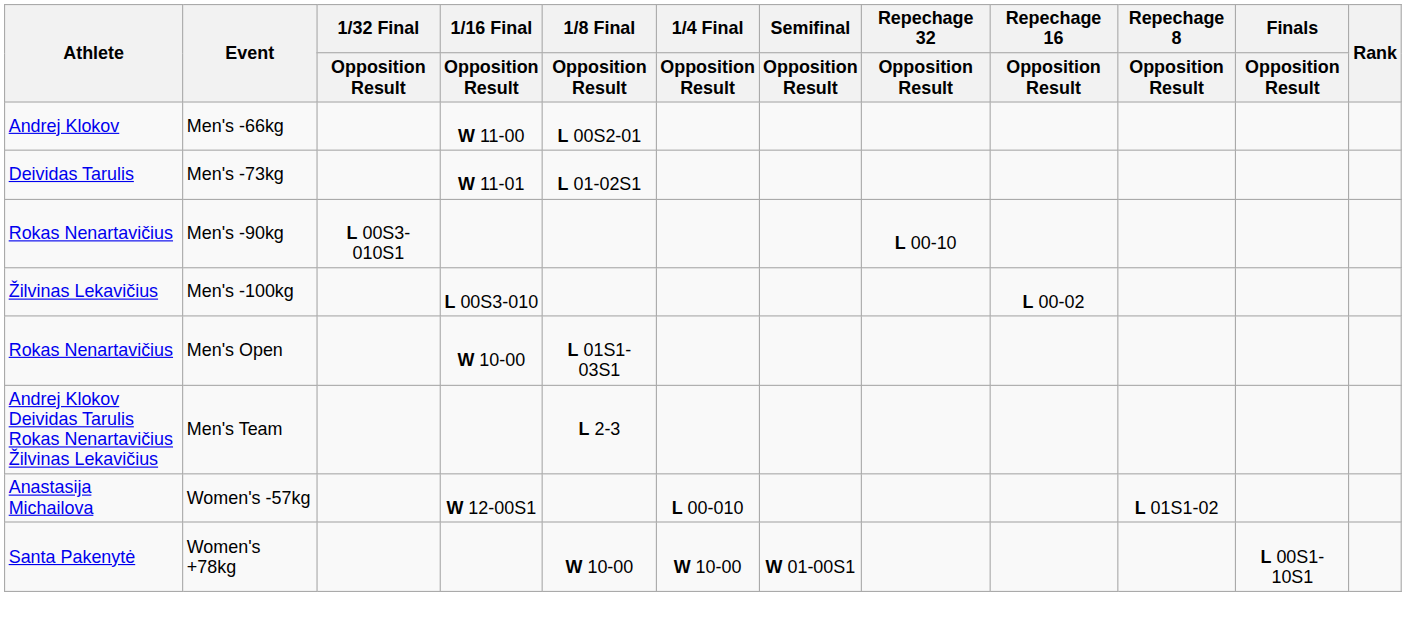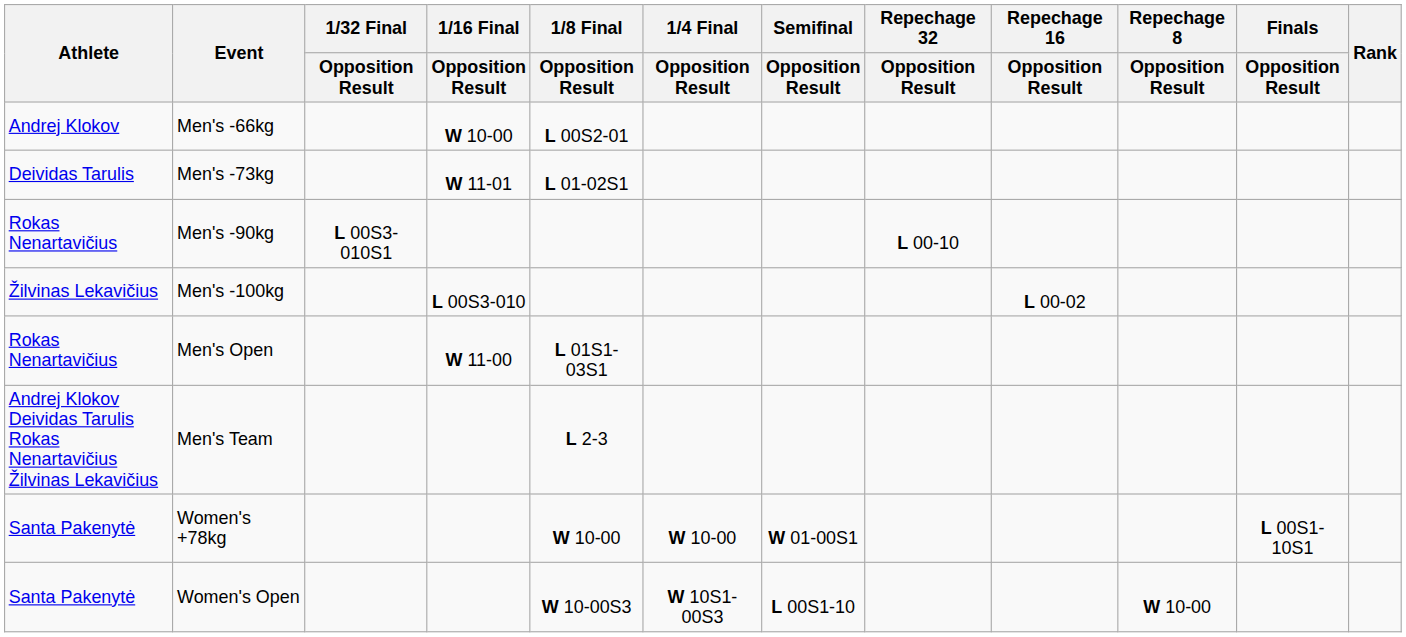(491, 136) W 11-00 -> (479, 136) W 10-00
(491, 360) W 10-00 -> (479, 360) W 11-00
- row: (249, 498)
+ row: (238, 597)
